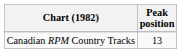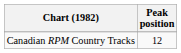(157, 40) 13 -> (157, 40) 12
